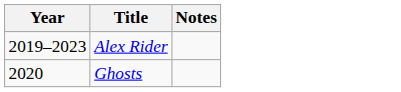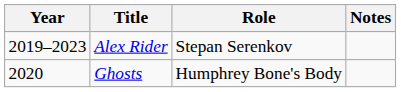+ column: (259, 18)
